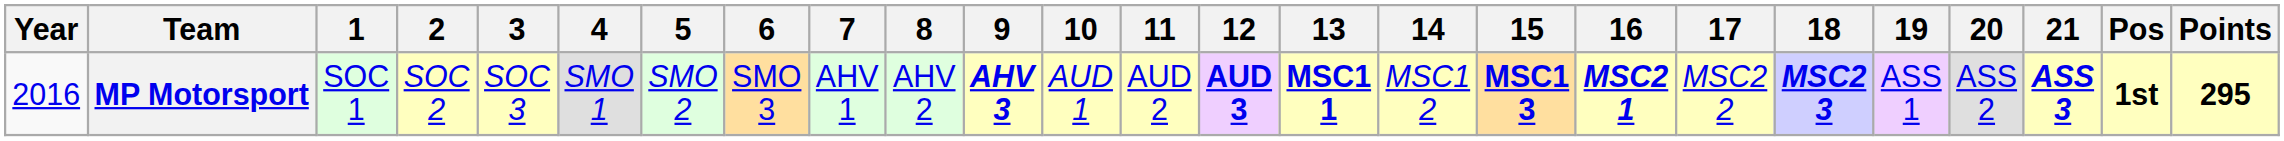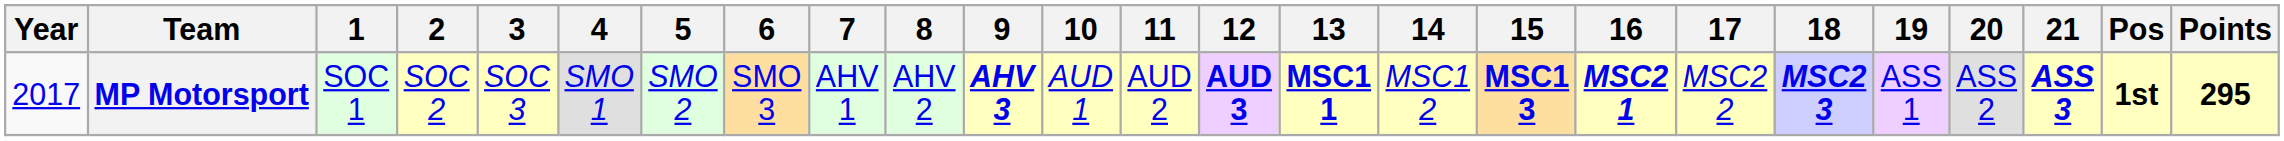(46, 94) 2016 -> (46, 94) 2017
